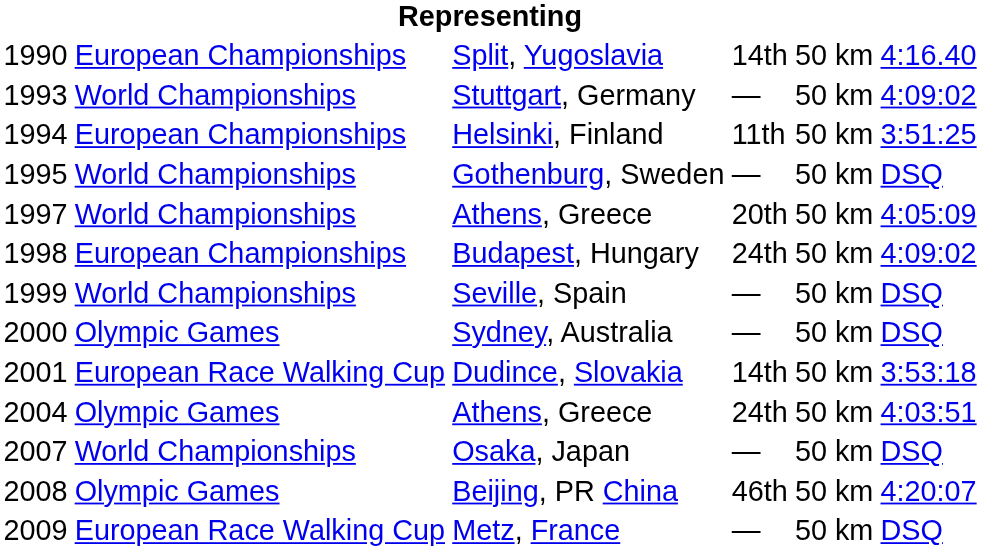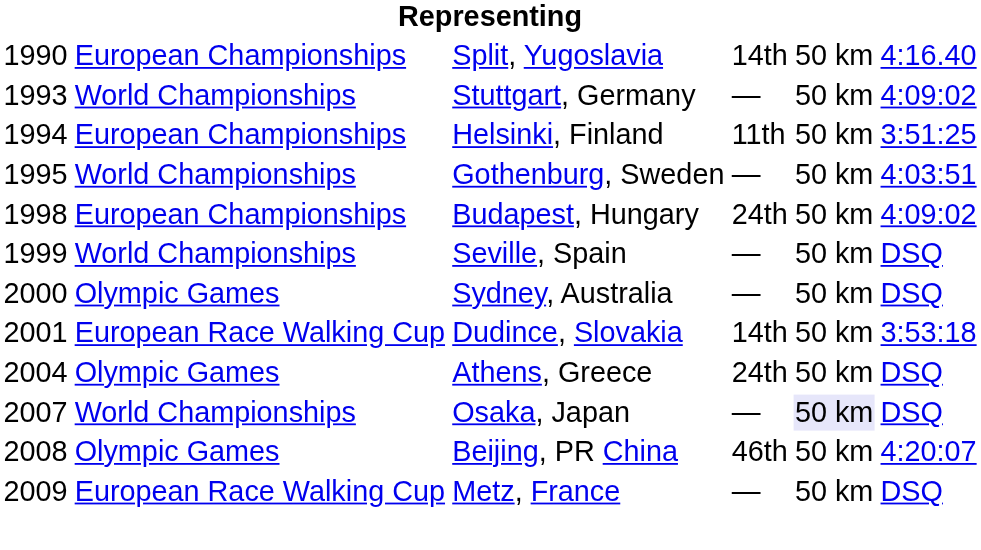(912, 174) DSQ -> (929, 174) 4:03:51
- row: (35, 214)
(929, 412) 4:03:51 -> (912, 372) DSQ
(834, 451) no background -> (834, 412) lavender background
